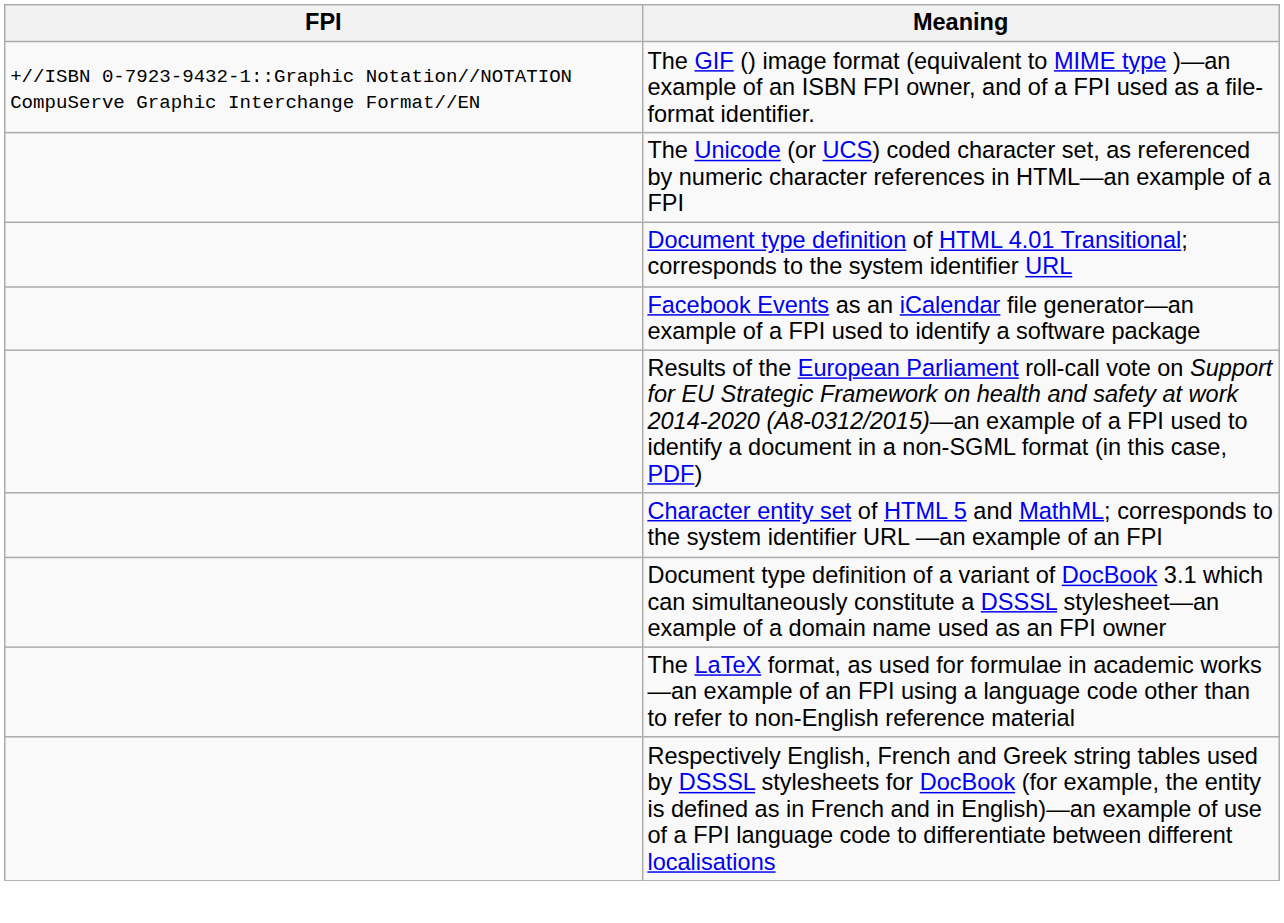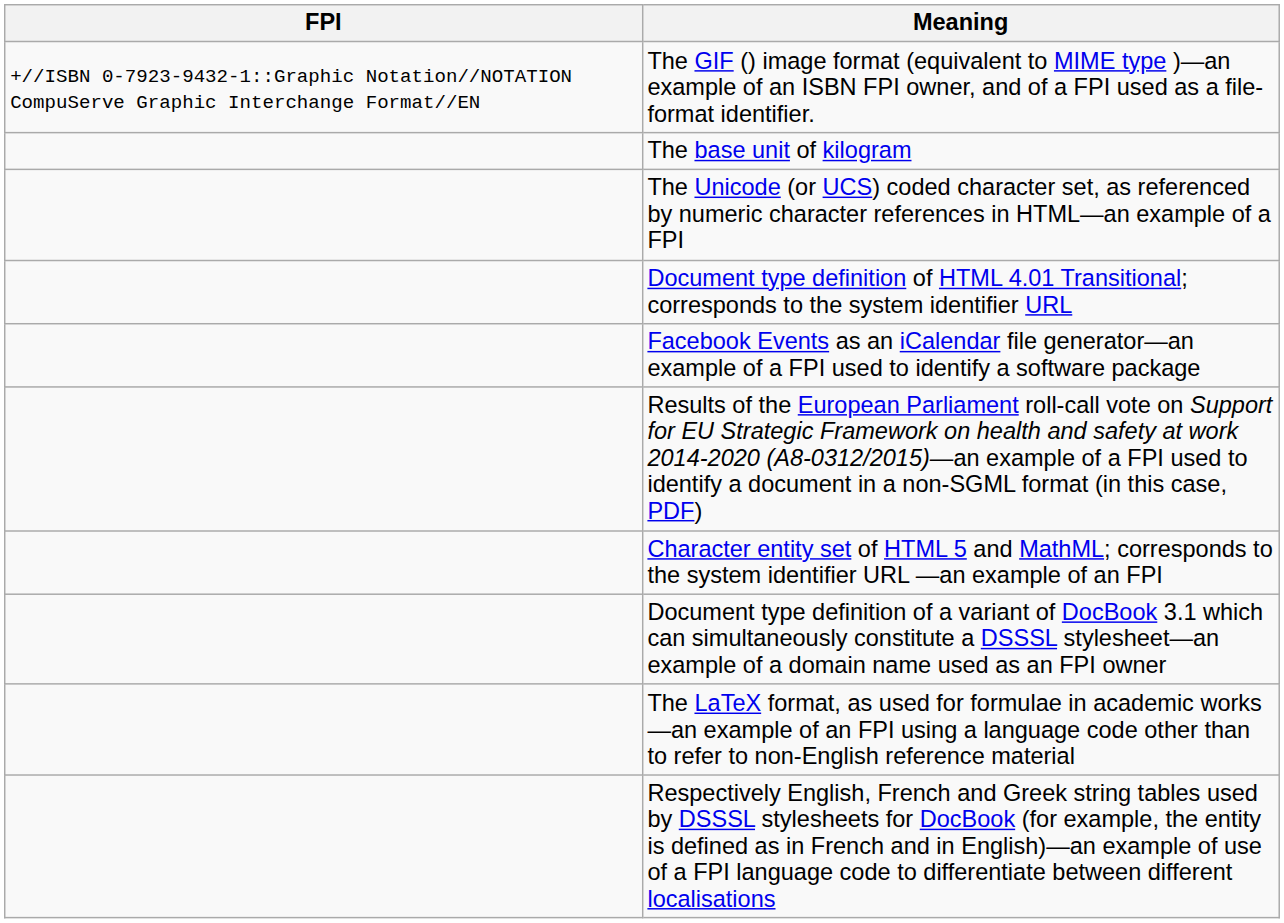+ row: (779, 150)
